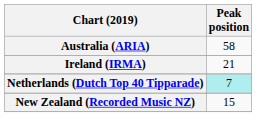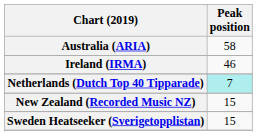(229, 64) 21 -> (230, 64) 46
+ row: (106, 121)
